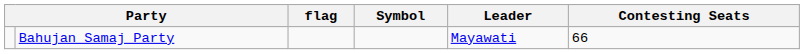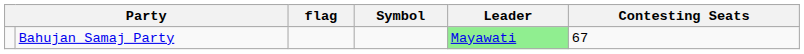(483, 38) no background -> (483, 38) lightgreen background
(580, 38) 66 -> (580, 38) 67
